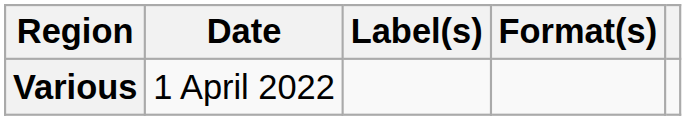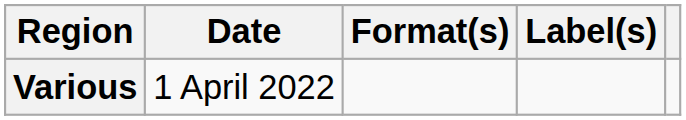columns swapped: (578, 31) <-> (417, 31)
